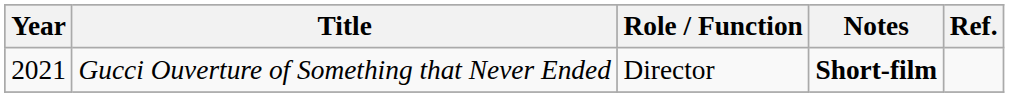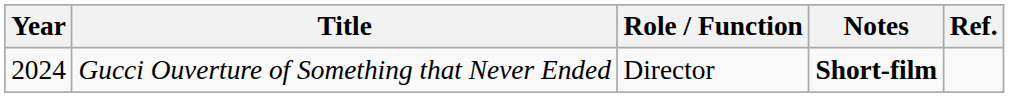(39, 69) 2021 -> (39, 69) 2024
